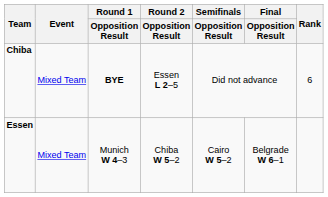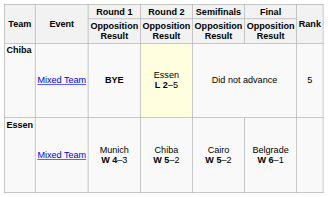(166, 81) no background -> (166, 81) lightyellow background
(310, 81) 6 -> (310, 81) 5
